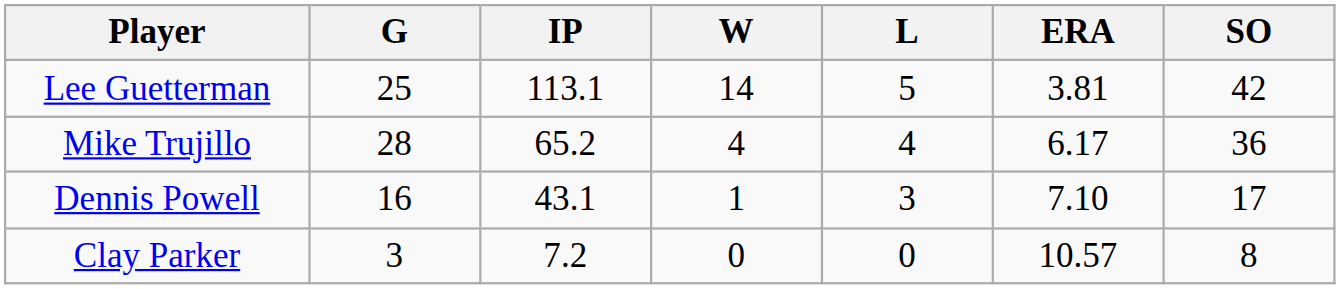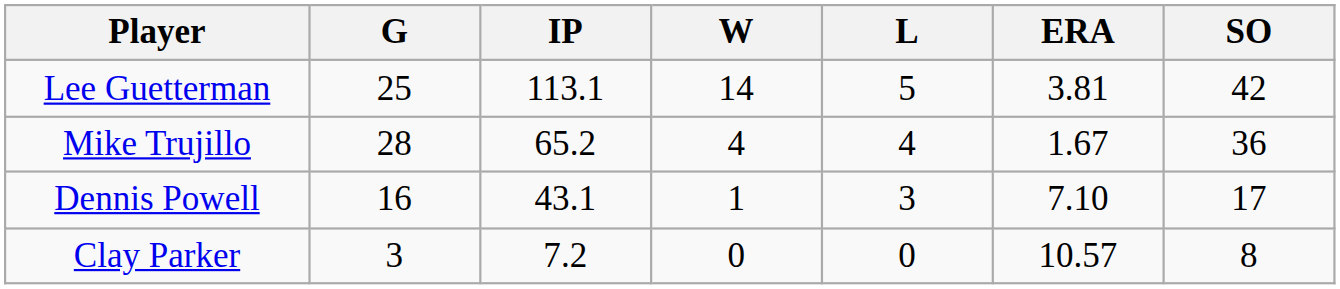(1078, 143) 6.17 -> (1078, 143) 1.67
